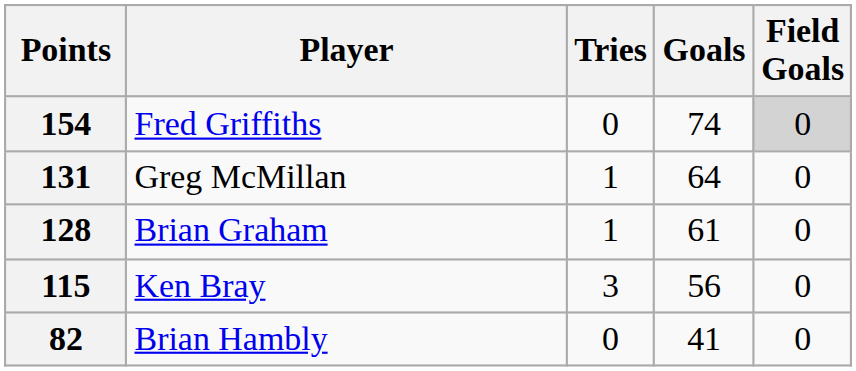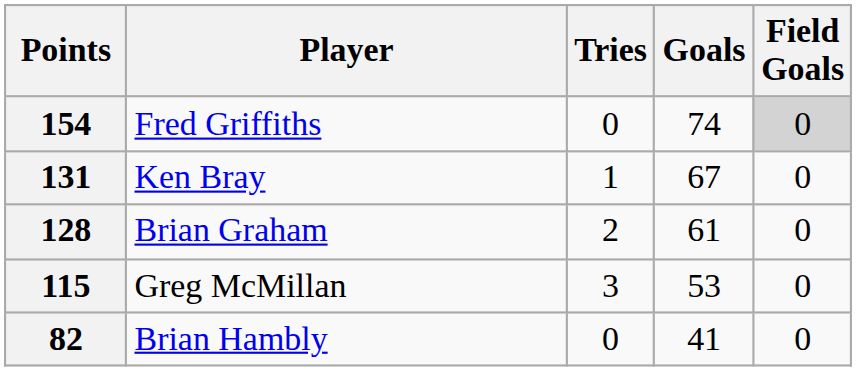(240, 177) Greg McMillan -> (200, 177) Ken Bray
(704, 177) 64 -> (704, 177) 67
(611, 230) 1 -> (611, 230) 2
(200, 284) Ken Bray -> (240, 284) Greg McMillan
(704, 284) 56 -> (704, 284) 53
